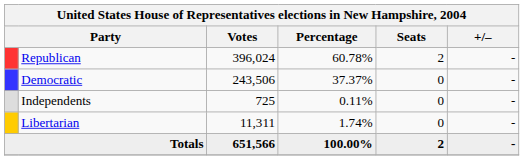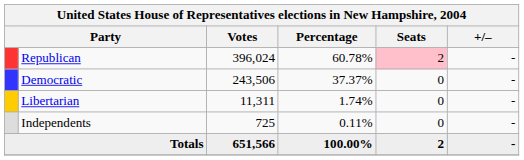(441, 58) no background -> (441, 58) pink background
rows swapped: (50, 123) <-> (56, 101)
